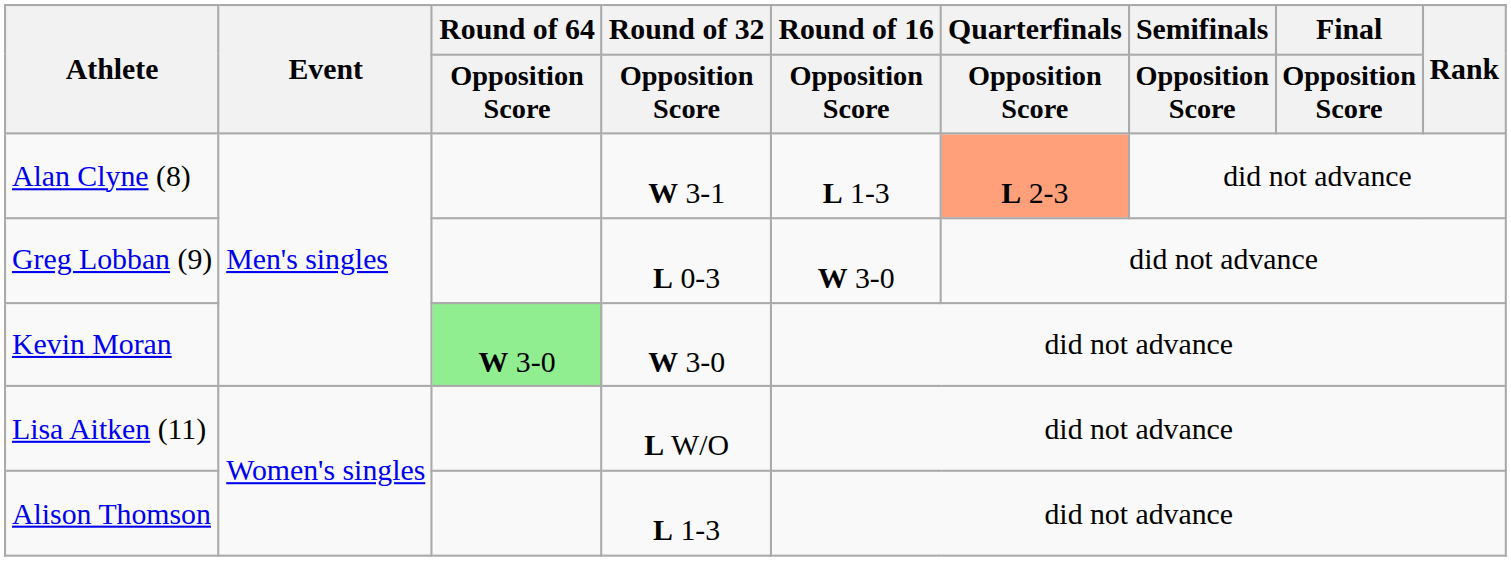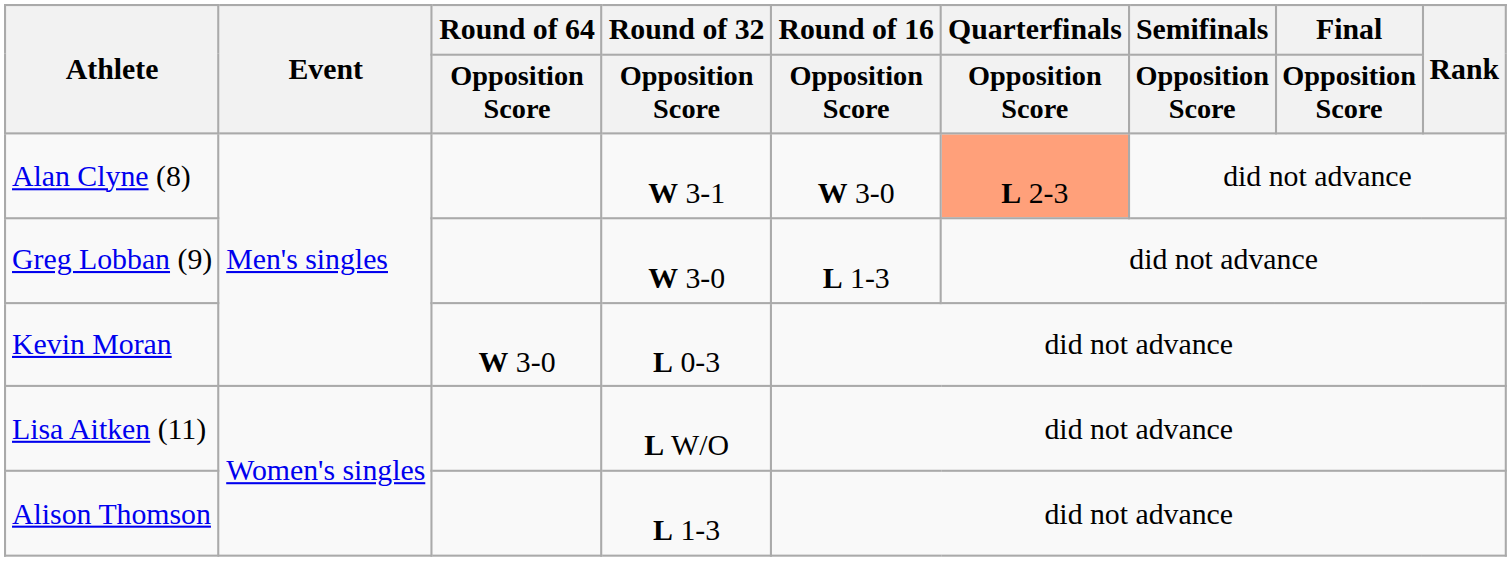(856, 193) L 1-3 -> (856, 193) W 3-0
(687, 277) L 0-3 -> (687, 277) W 3-0
(856, 277) W 3-0 -> (856, 277) L 1-3
(517, 362) lightgreen background -> (517, 362) no background
(687, 362) W 3-0 -> (687, 362) L 0-3
